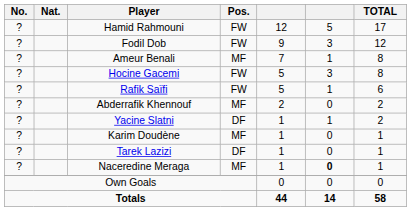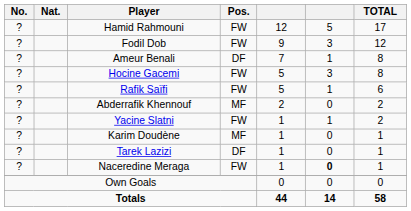(239, 58) MF -> (239, 58) DF
(239, 120) DF -> (239, 120) FW
(239, 167) MF -> (239, 167) FW
